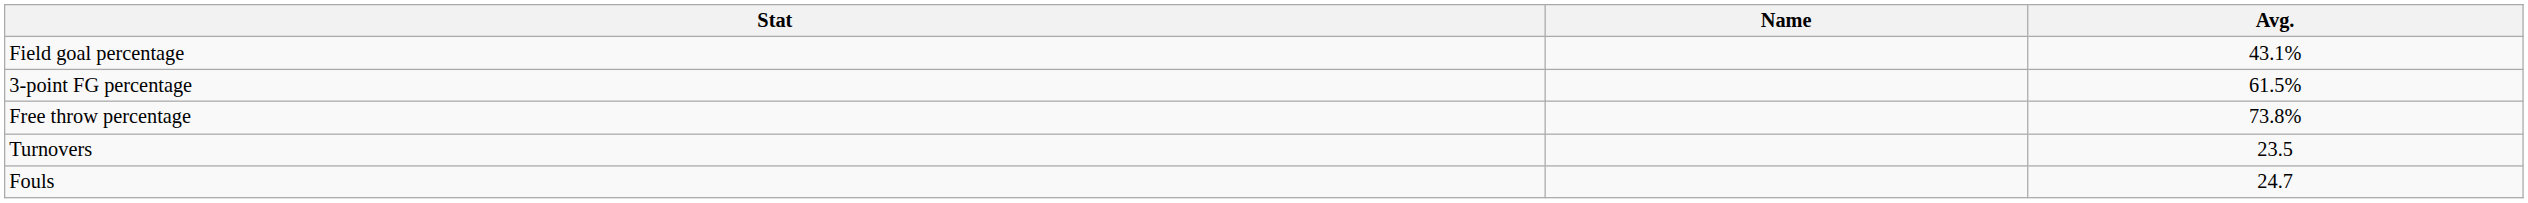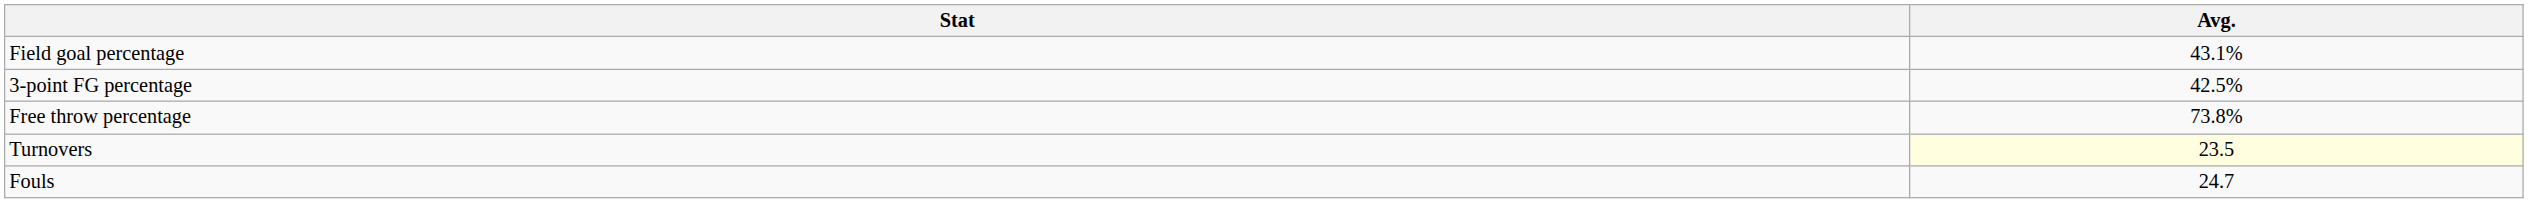- column: (1786, 20)
(2275, 85) 61.5% -> (2216, 85) 42.5%
(2275, 149) no background -> (2216, 149) lightyellow background
